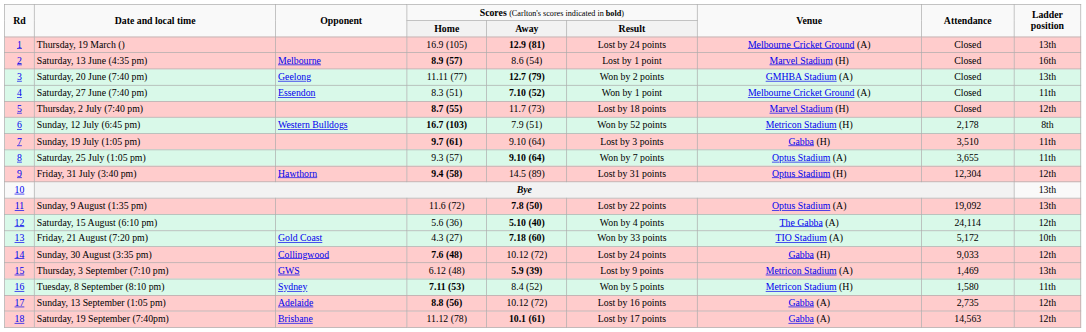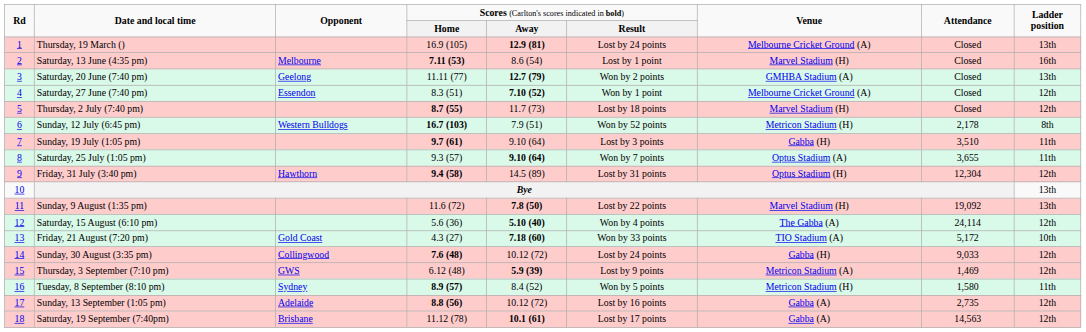(447, 61) 8.9 (57) -> (447, 61) 7.11 (53)
(1047, 93) 11th -> (1047, 93) 12th
(809, 206) Optus Stadium (A) -> (809, 206) Marvel Stadium (H)
(1047, 271) 13th -> (1047, 271) 12th
(447, 287) 7.11 (53) -> (447, 287) 8.9 (57)
